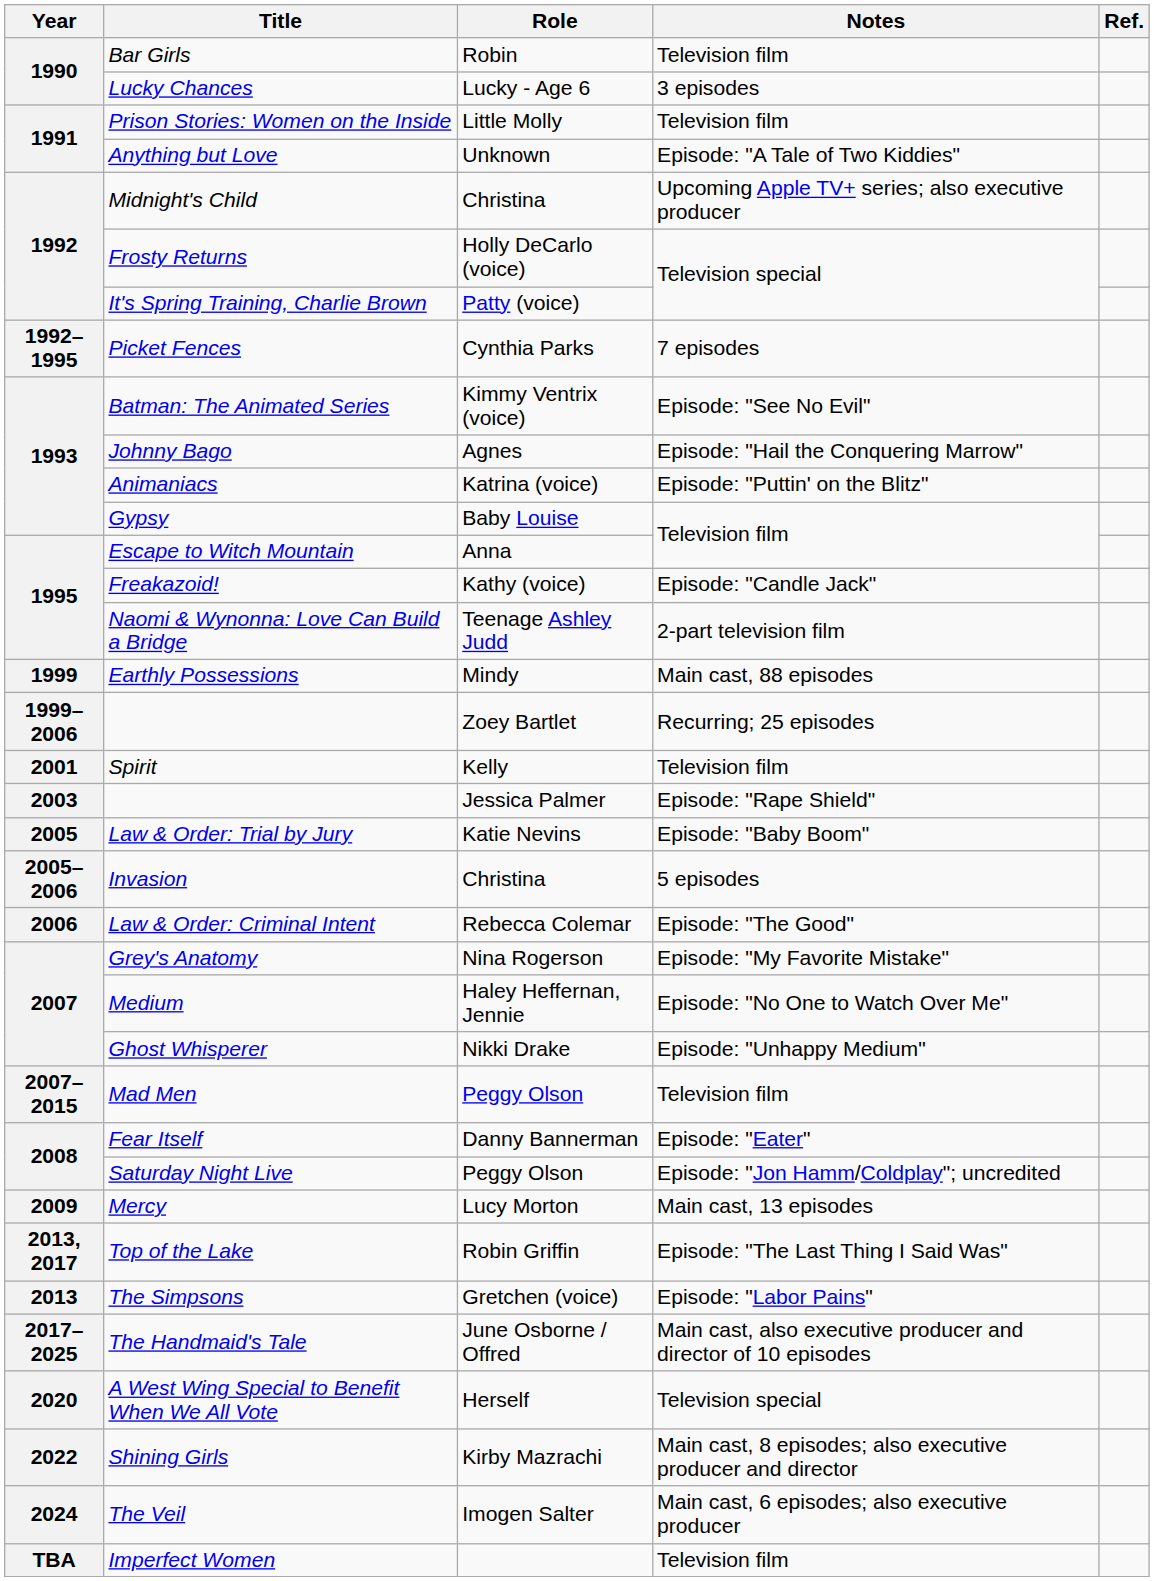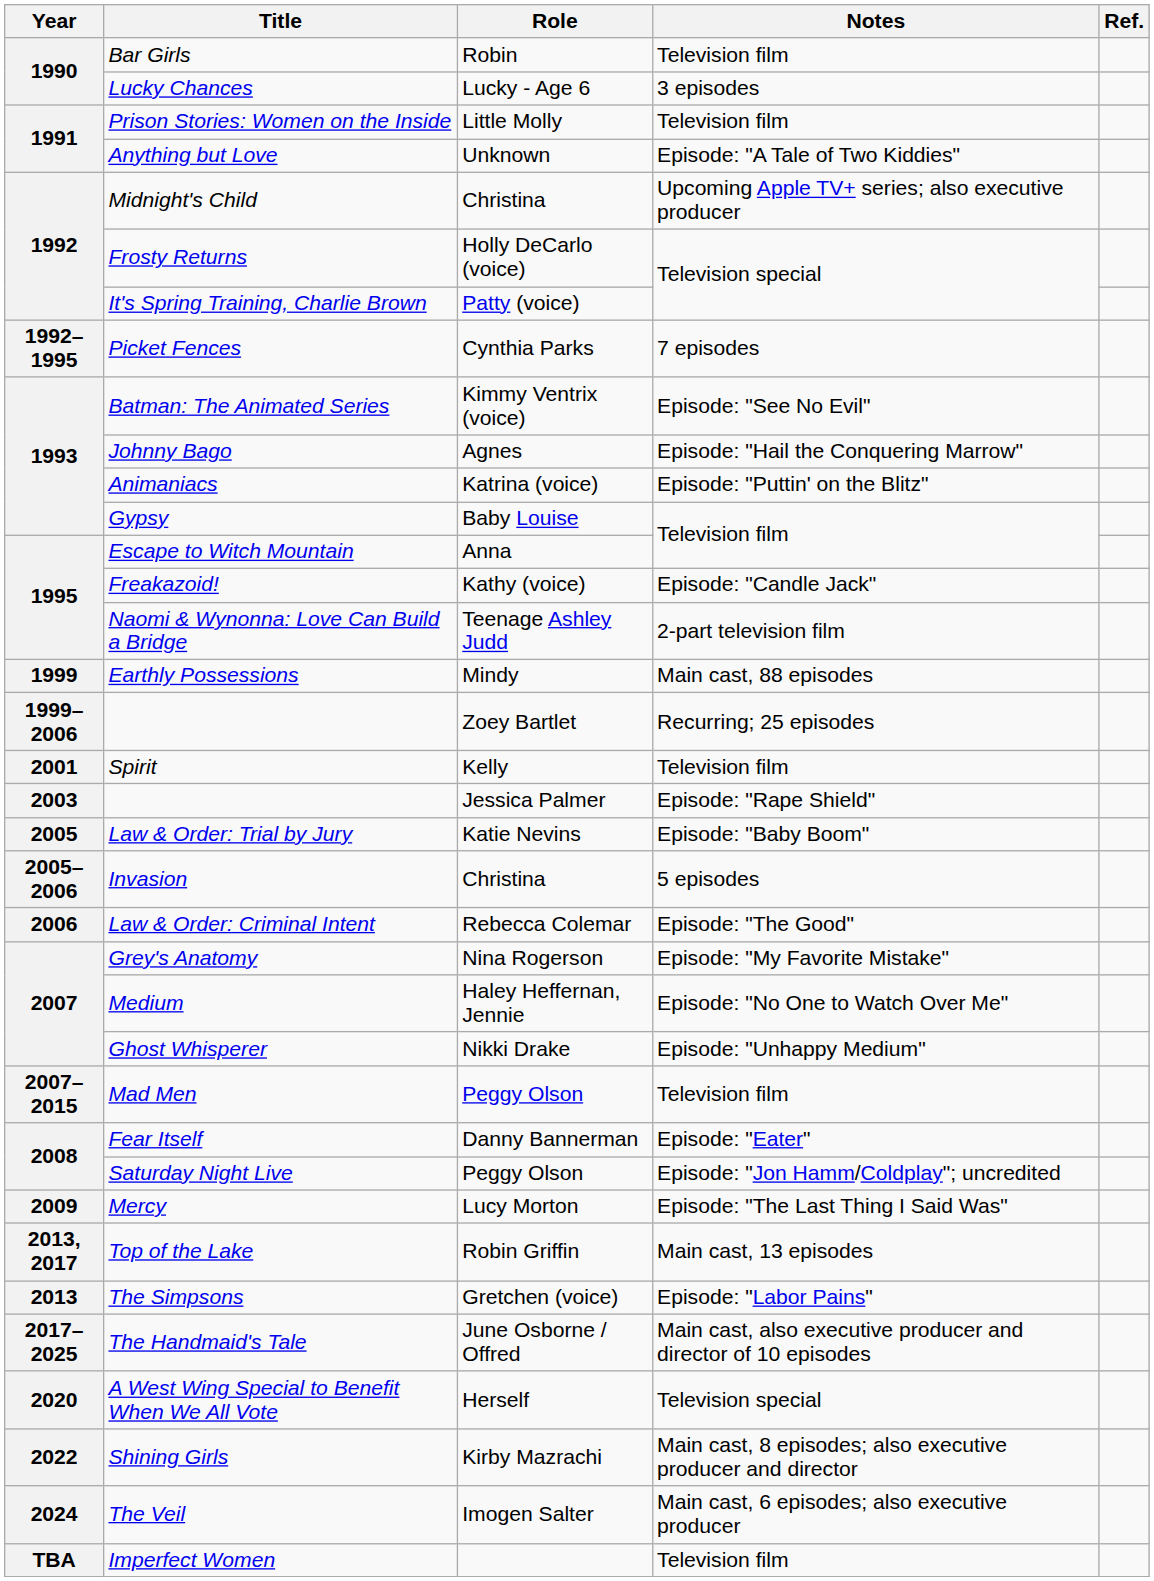(765, 1206) Main cast, 13 episodes -> (832, 1206) Episode: "The Last Thing I Said Was"
(832, 1251) Episode: "The Last Thing I Said Was" -> (765, 1251) Main cast, 13 episodes
